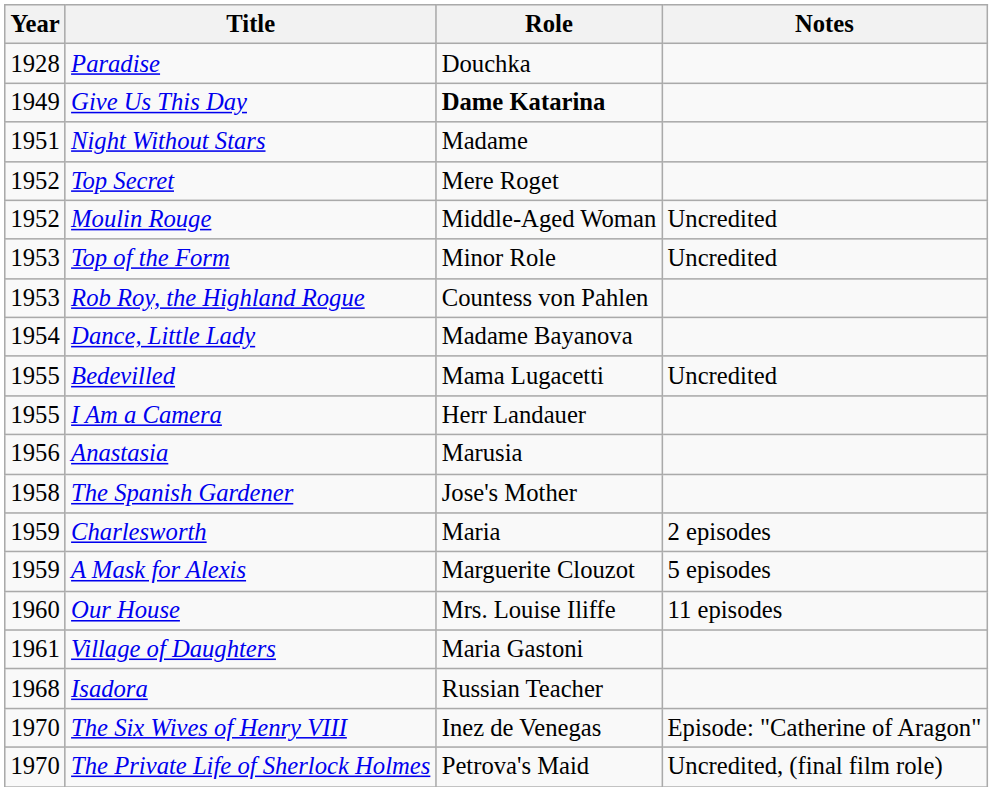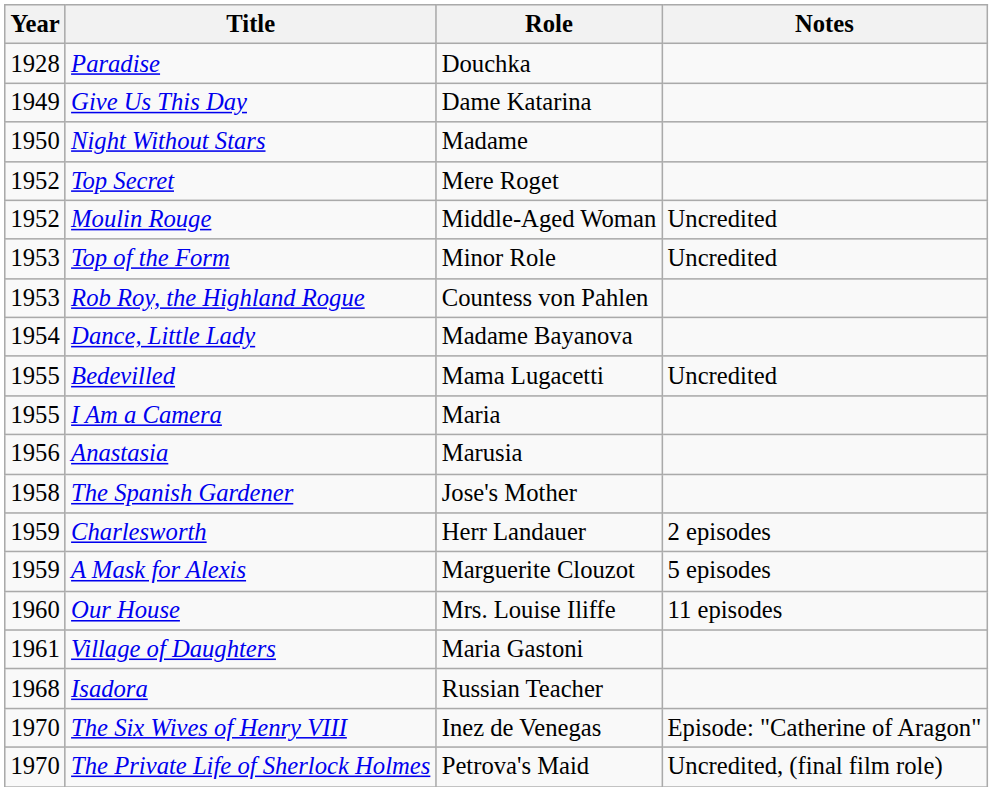(523, 102) bold -> (517, 102) normal
(35, 141) 1951 -> (35, 141) 1950
(514, 414) Herr Landauer -> (471, 414) Maria
(471, 532) Maria -> (514, 532) Herr Landauer
